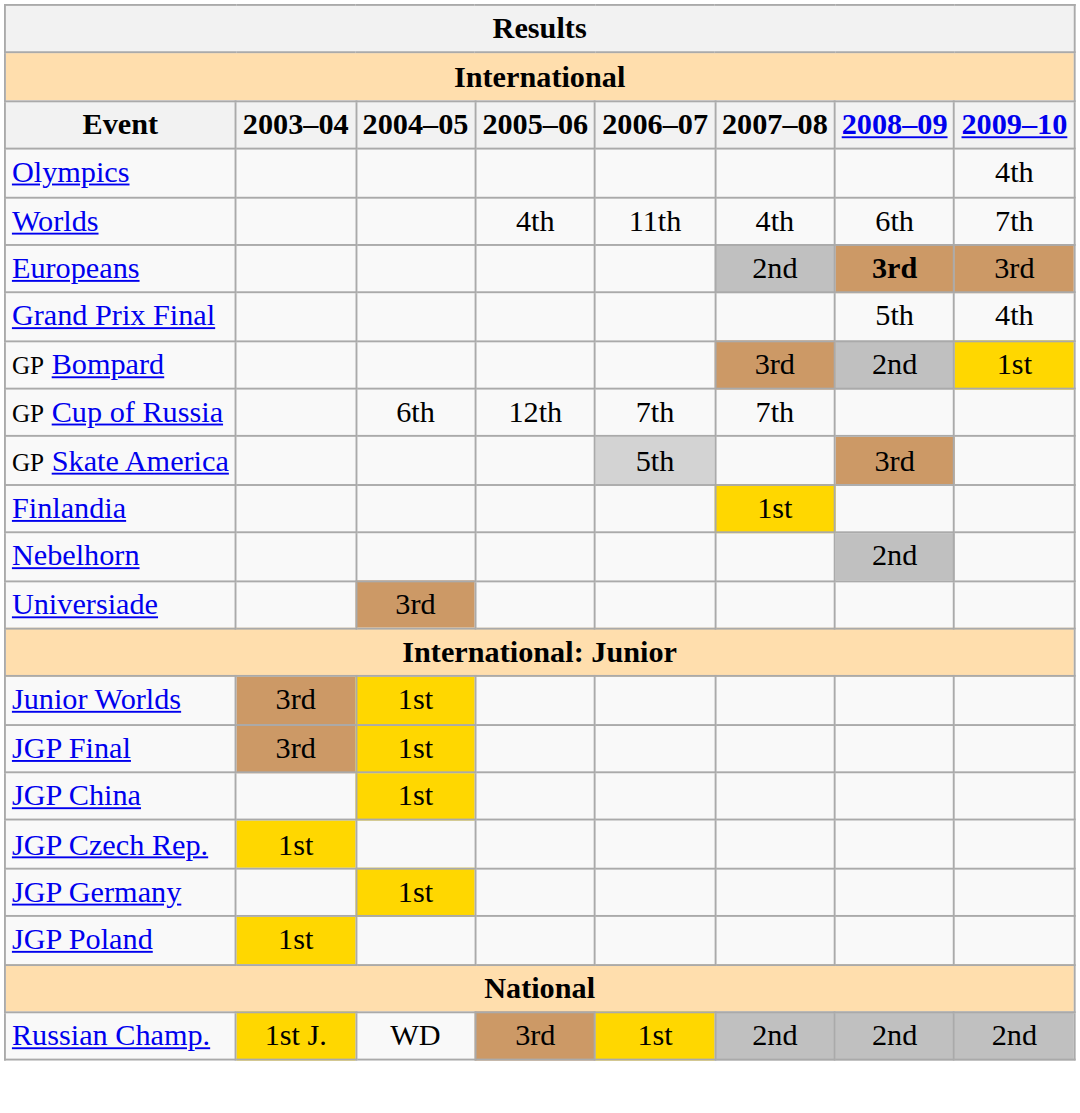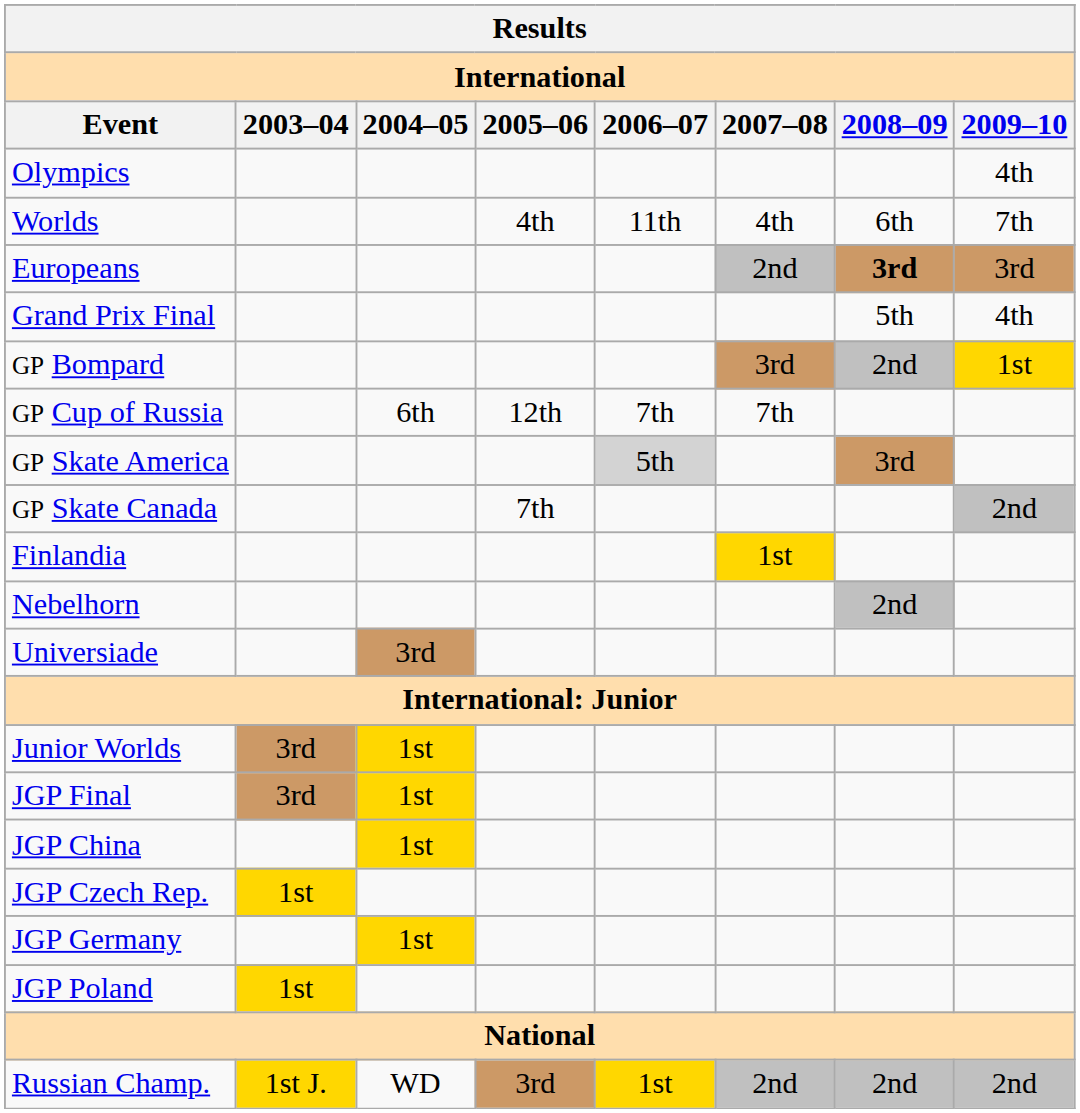+ row: (115, 508)
